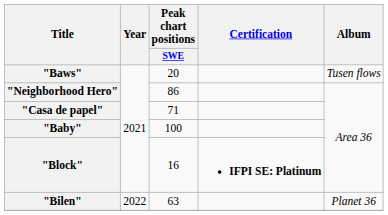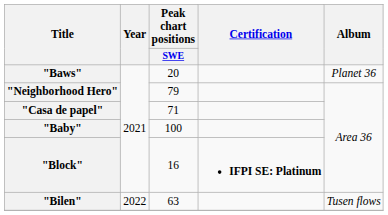(354, 73) Tusen flows -> (354, 73) Planet 36
(173, 92) 86 -> (173, 92) 79
(354, 201) Planet 36 -> (354, 201) Tusen flows
